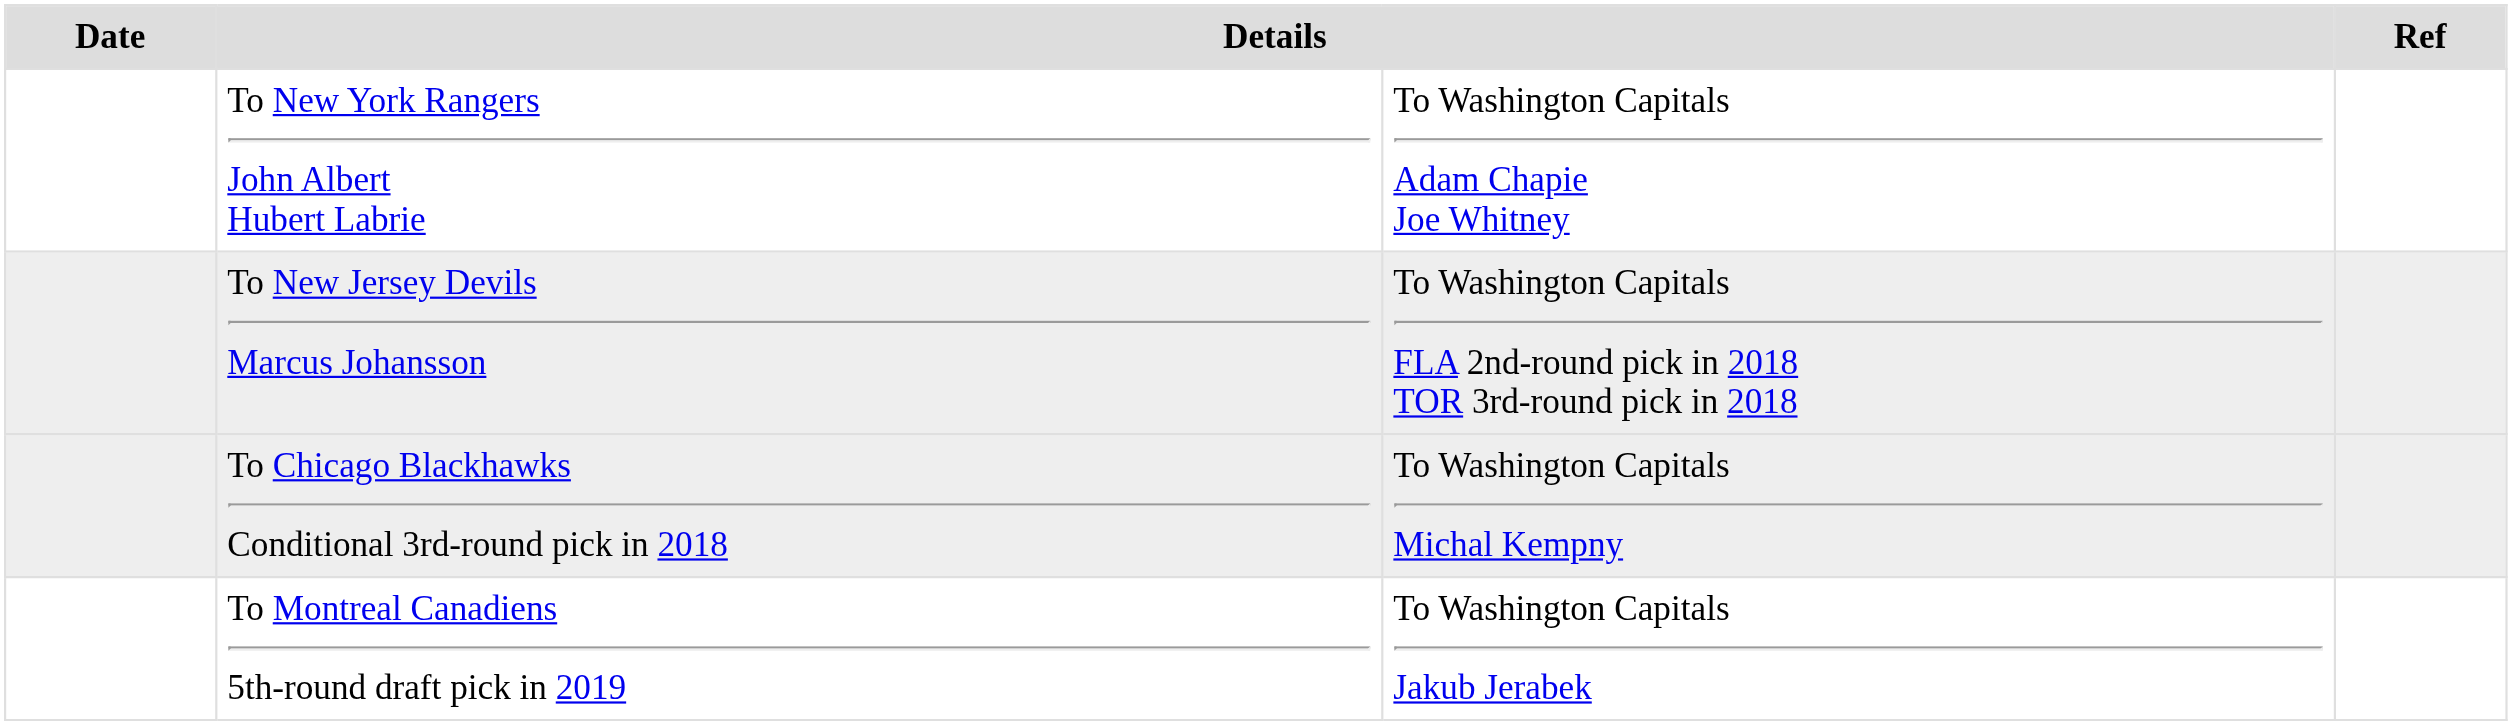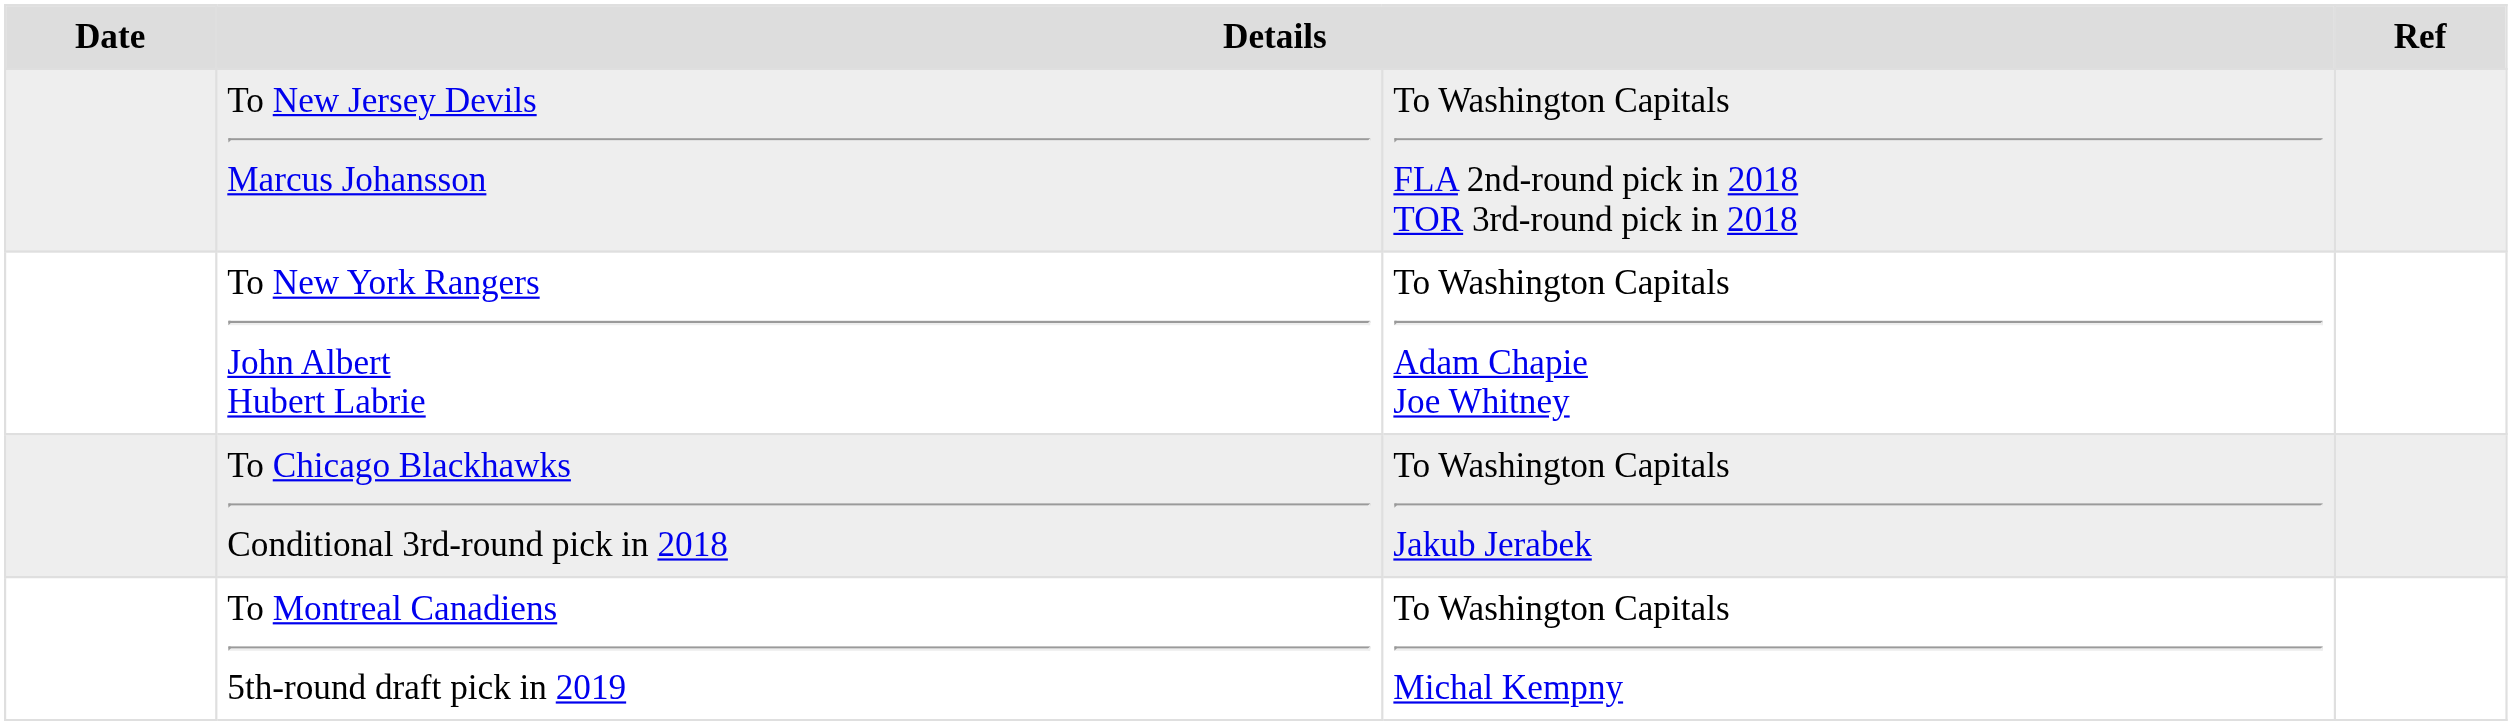rows swapped: (798, 322) <-> (798, 159)
(1858, 505) To Washington Capitals Michal Kempny -> (1858, 505) To Washington Capitals Jakub Jerabek
(1858, 648) To Washington Capitals Jakub Jerabek -> (1858, 648) To Washington Capitals Michal Kempny
